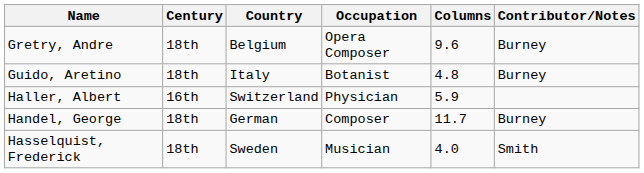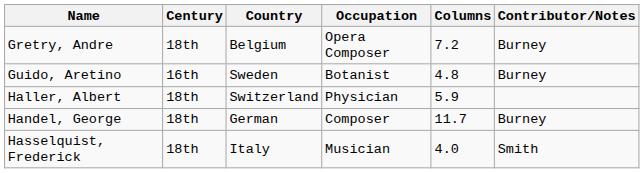(447, 45) 9.6 -> (447, 45) 7.2
(182, 75) 18th -> (182, 75) 16th
(250, 75) Italy -> (254, 75) Sweden
(182, 97) 16th -> (182, 97) 18th
(254, 149) Sweden -> (250, 149) Italy
